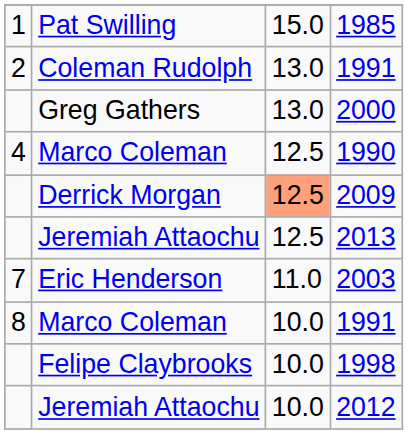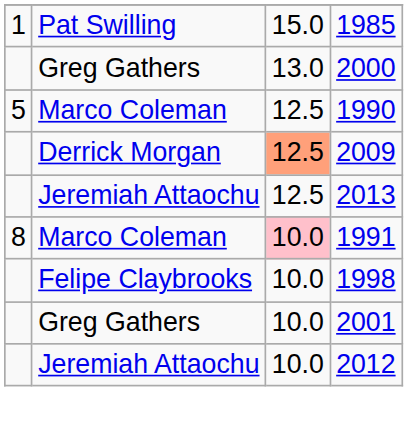- row: (145, 68)
(18, 152) 4 -> (18, 110) 5
- row: (130, 279)
(298, 322) no background -> (298, 237) pink background
+ row: (119, 322)
